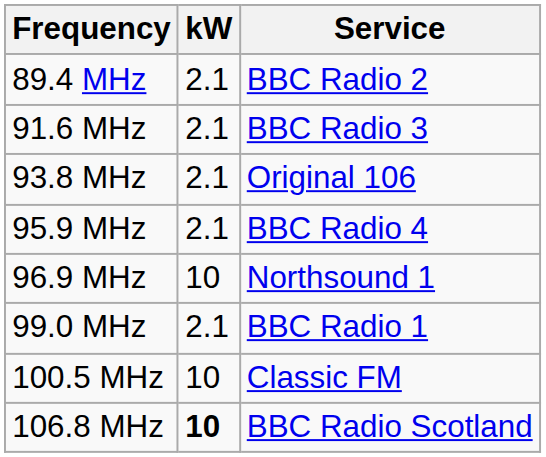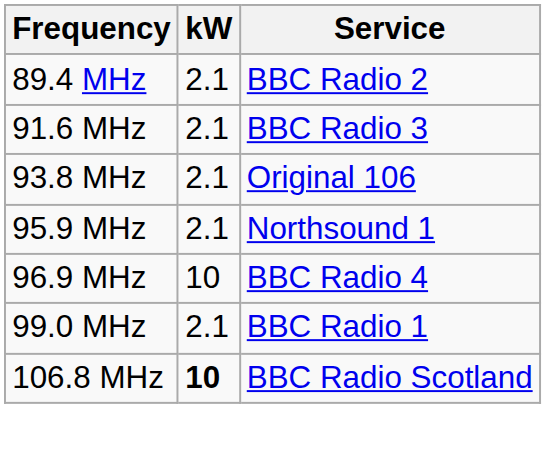(337, 228) BBC Radio 4 -> (341, 228) Northsound 1
(341, 278) Northsound 1 -> (337, 278) BBC Radio 4
- row: (88, 377)
